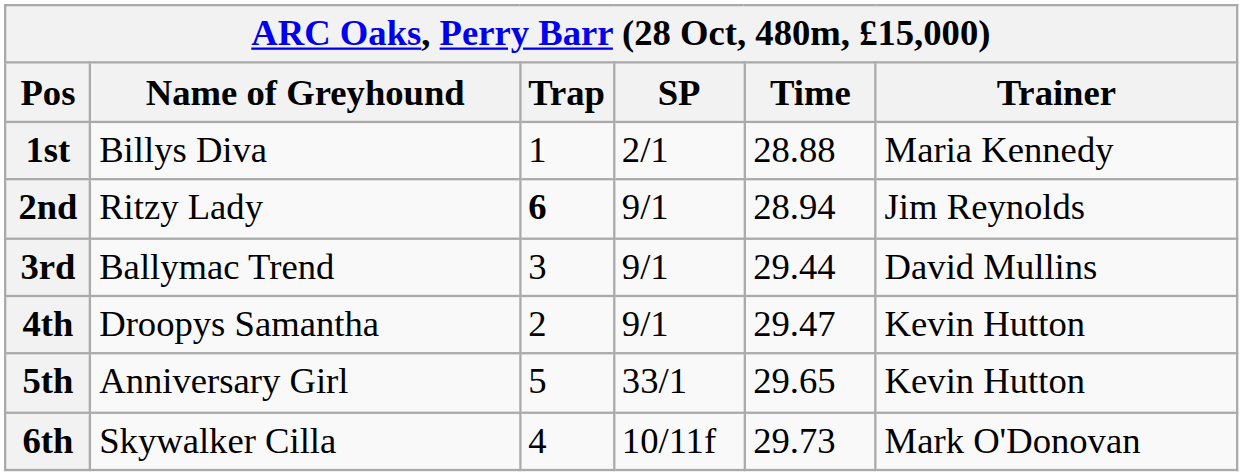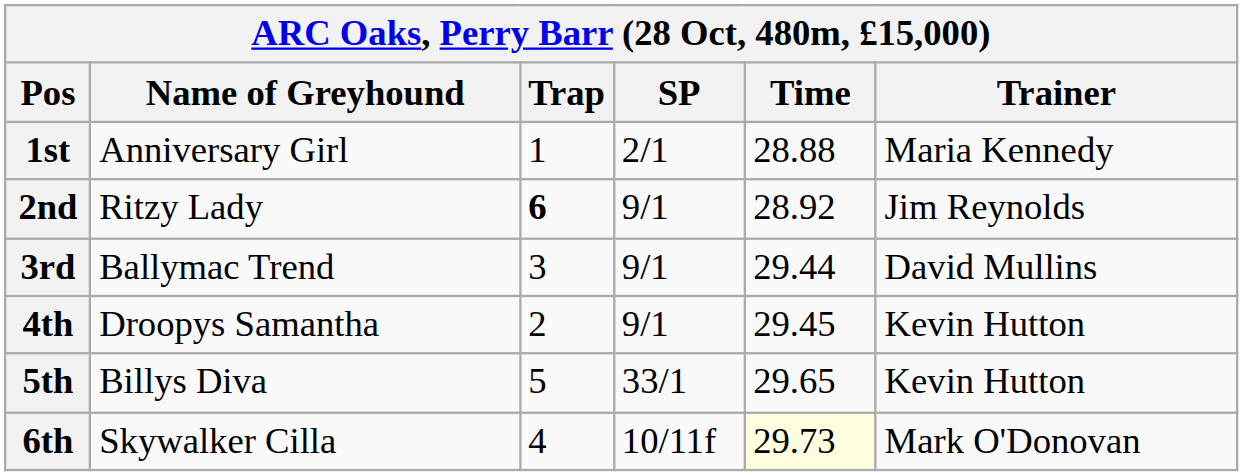(183, 149) Billys Diva -> (224, 149) Anniversary Girl
(794, 207) 28.94 -> (794, 207) 28.92
(794, 324) 29.47 -> (794, 324) 29.45
(224, 382) Anniversary Girl -> (183, 382) Billys Diva
(794, 440) no background -> (794, 440) lightyellow background
